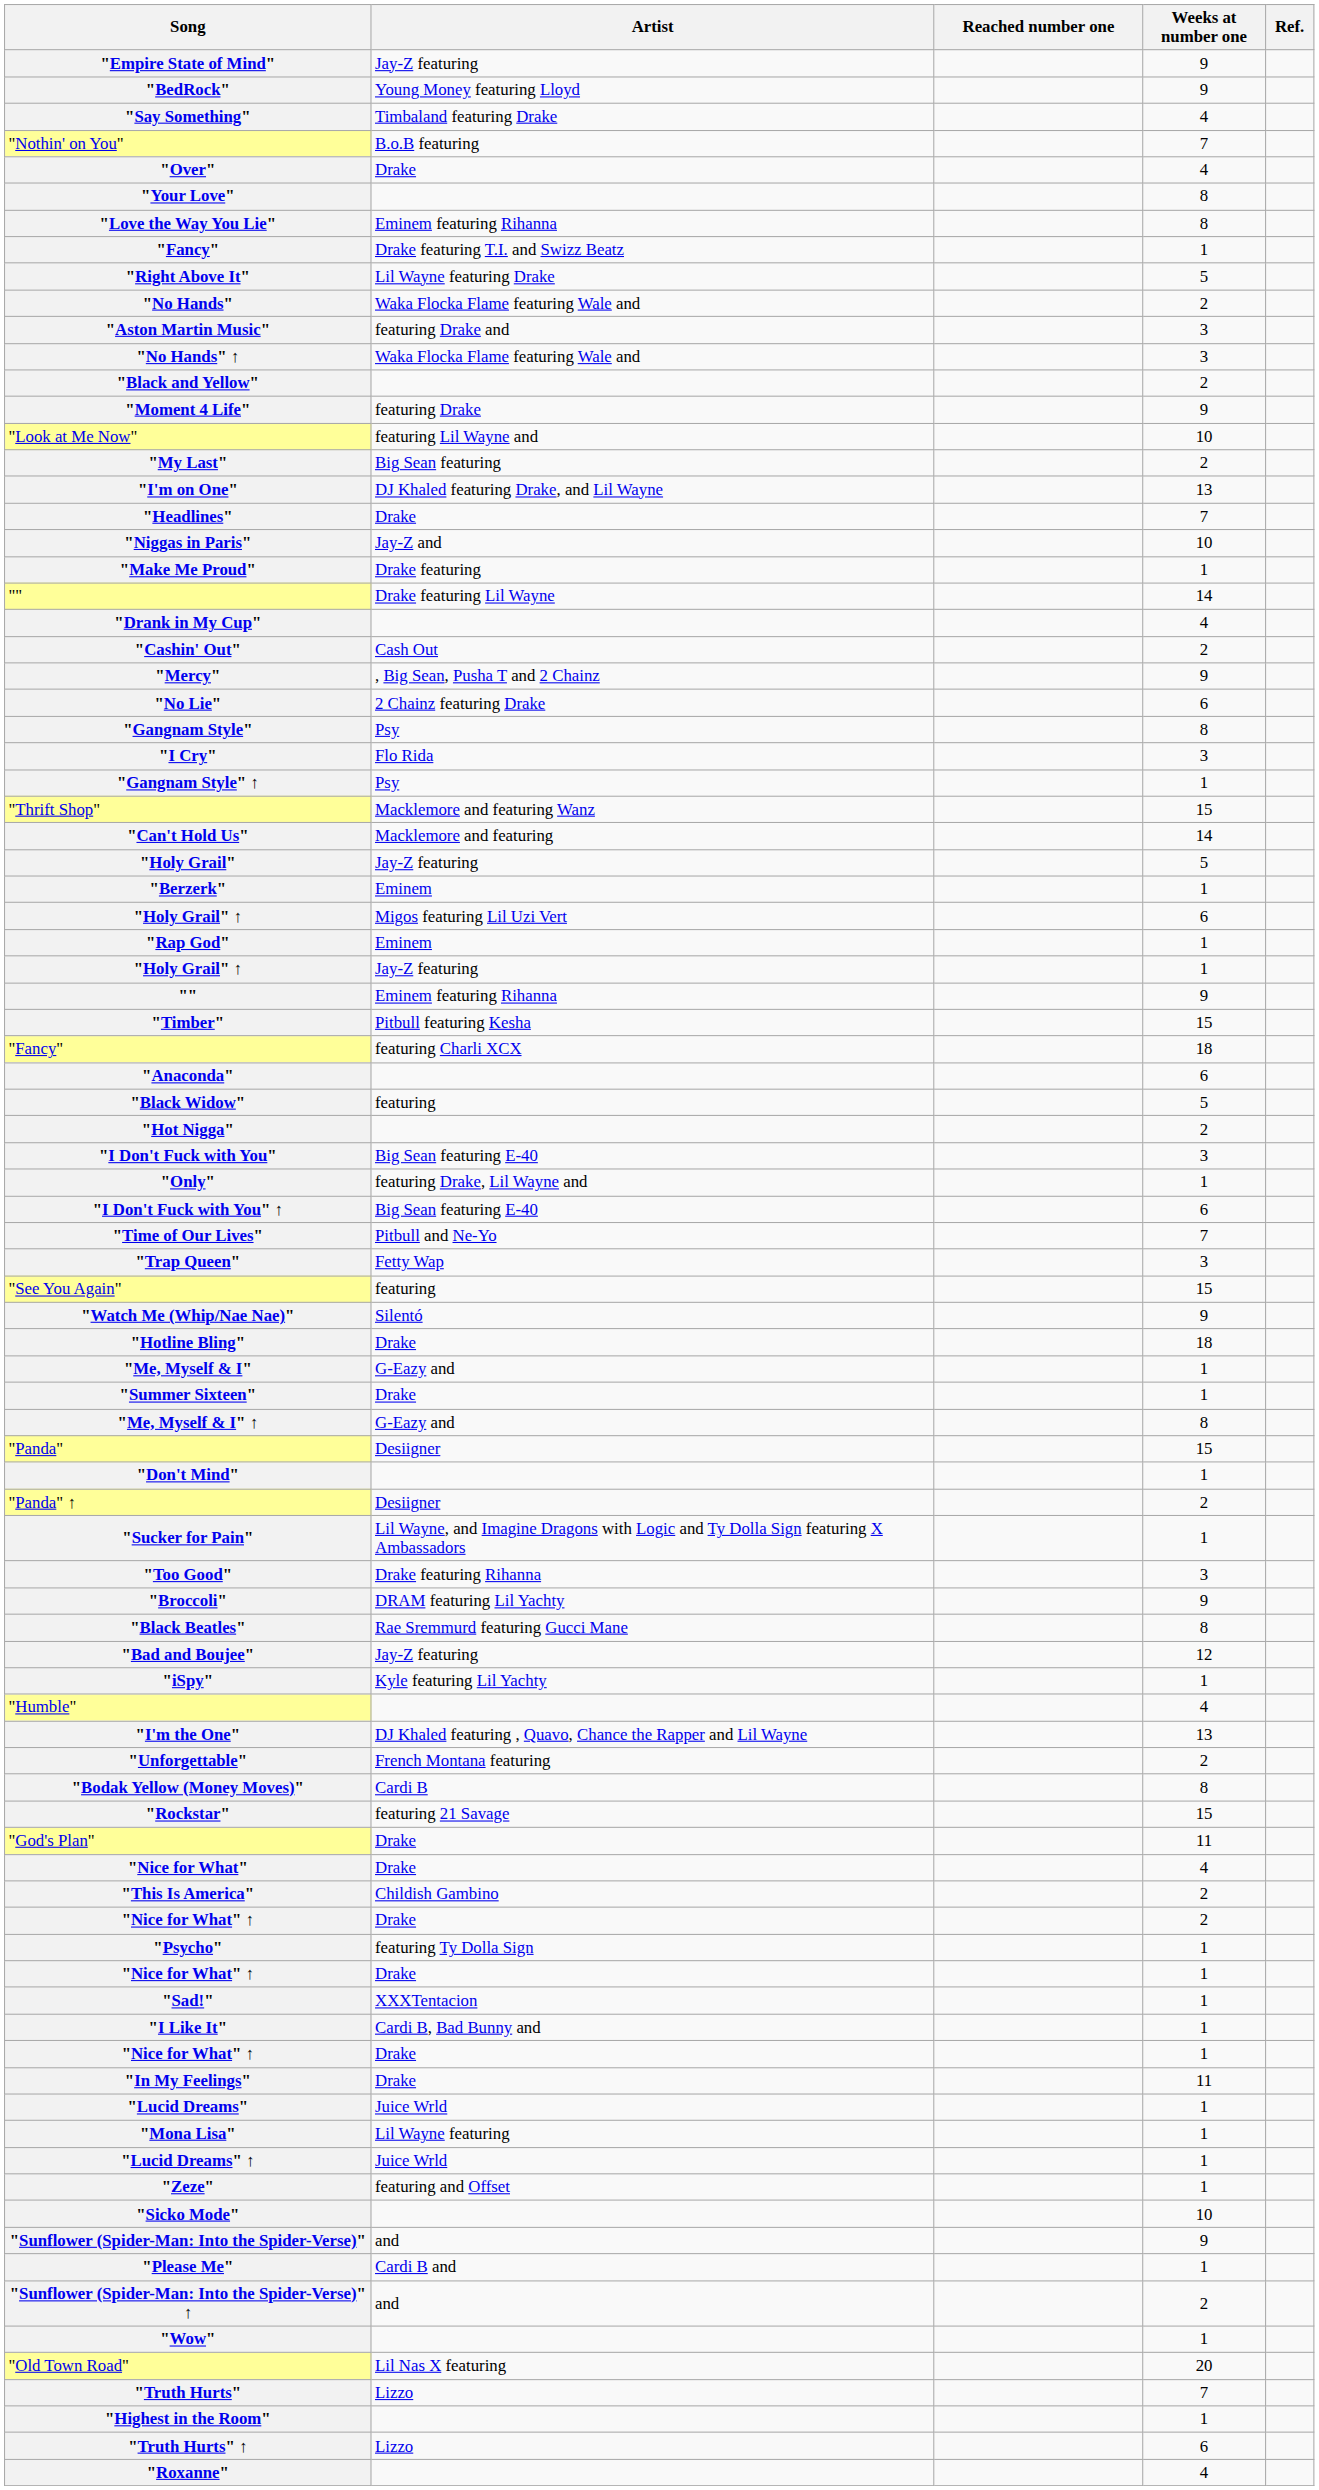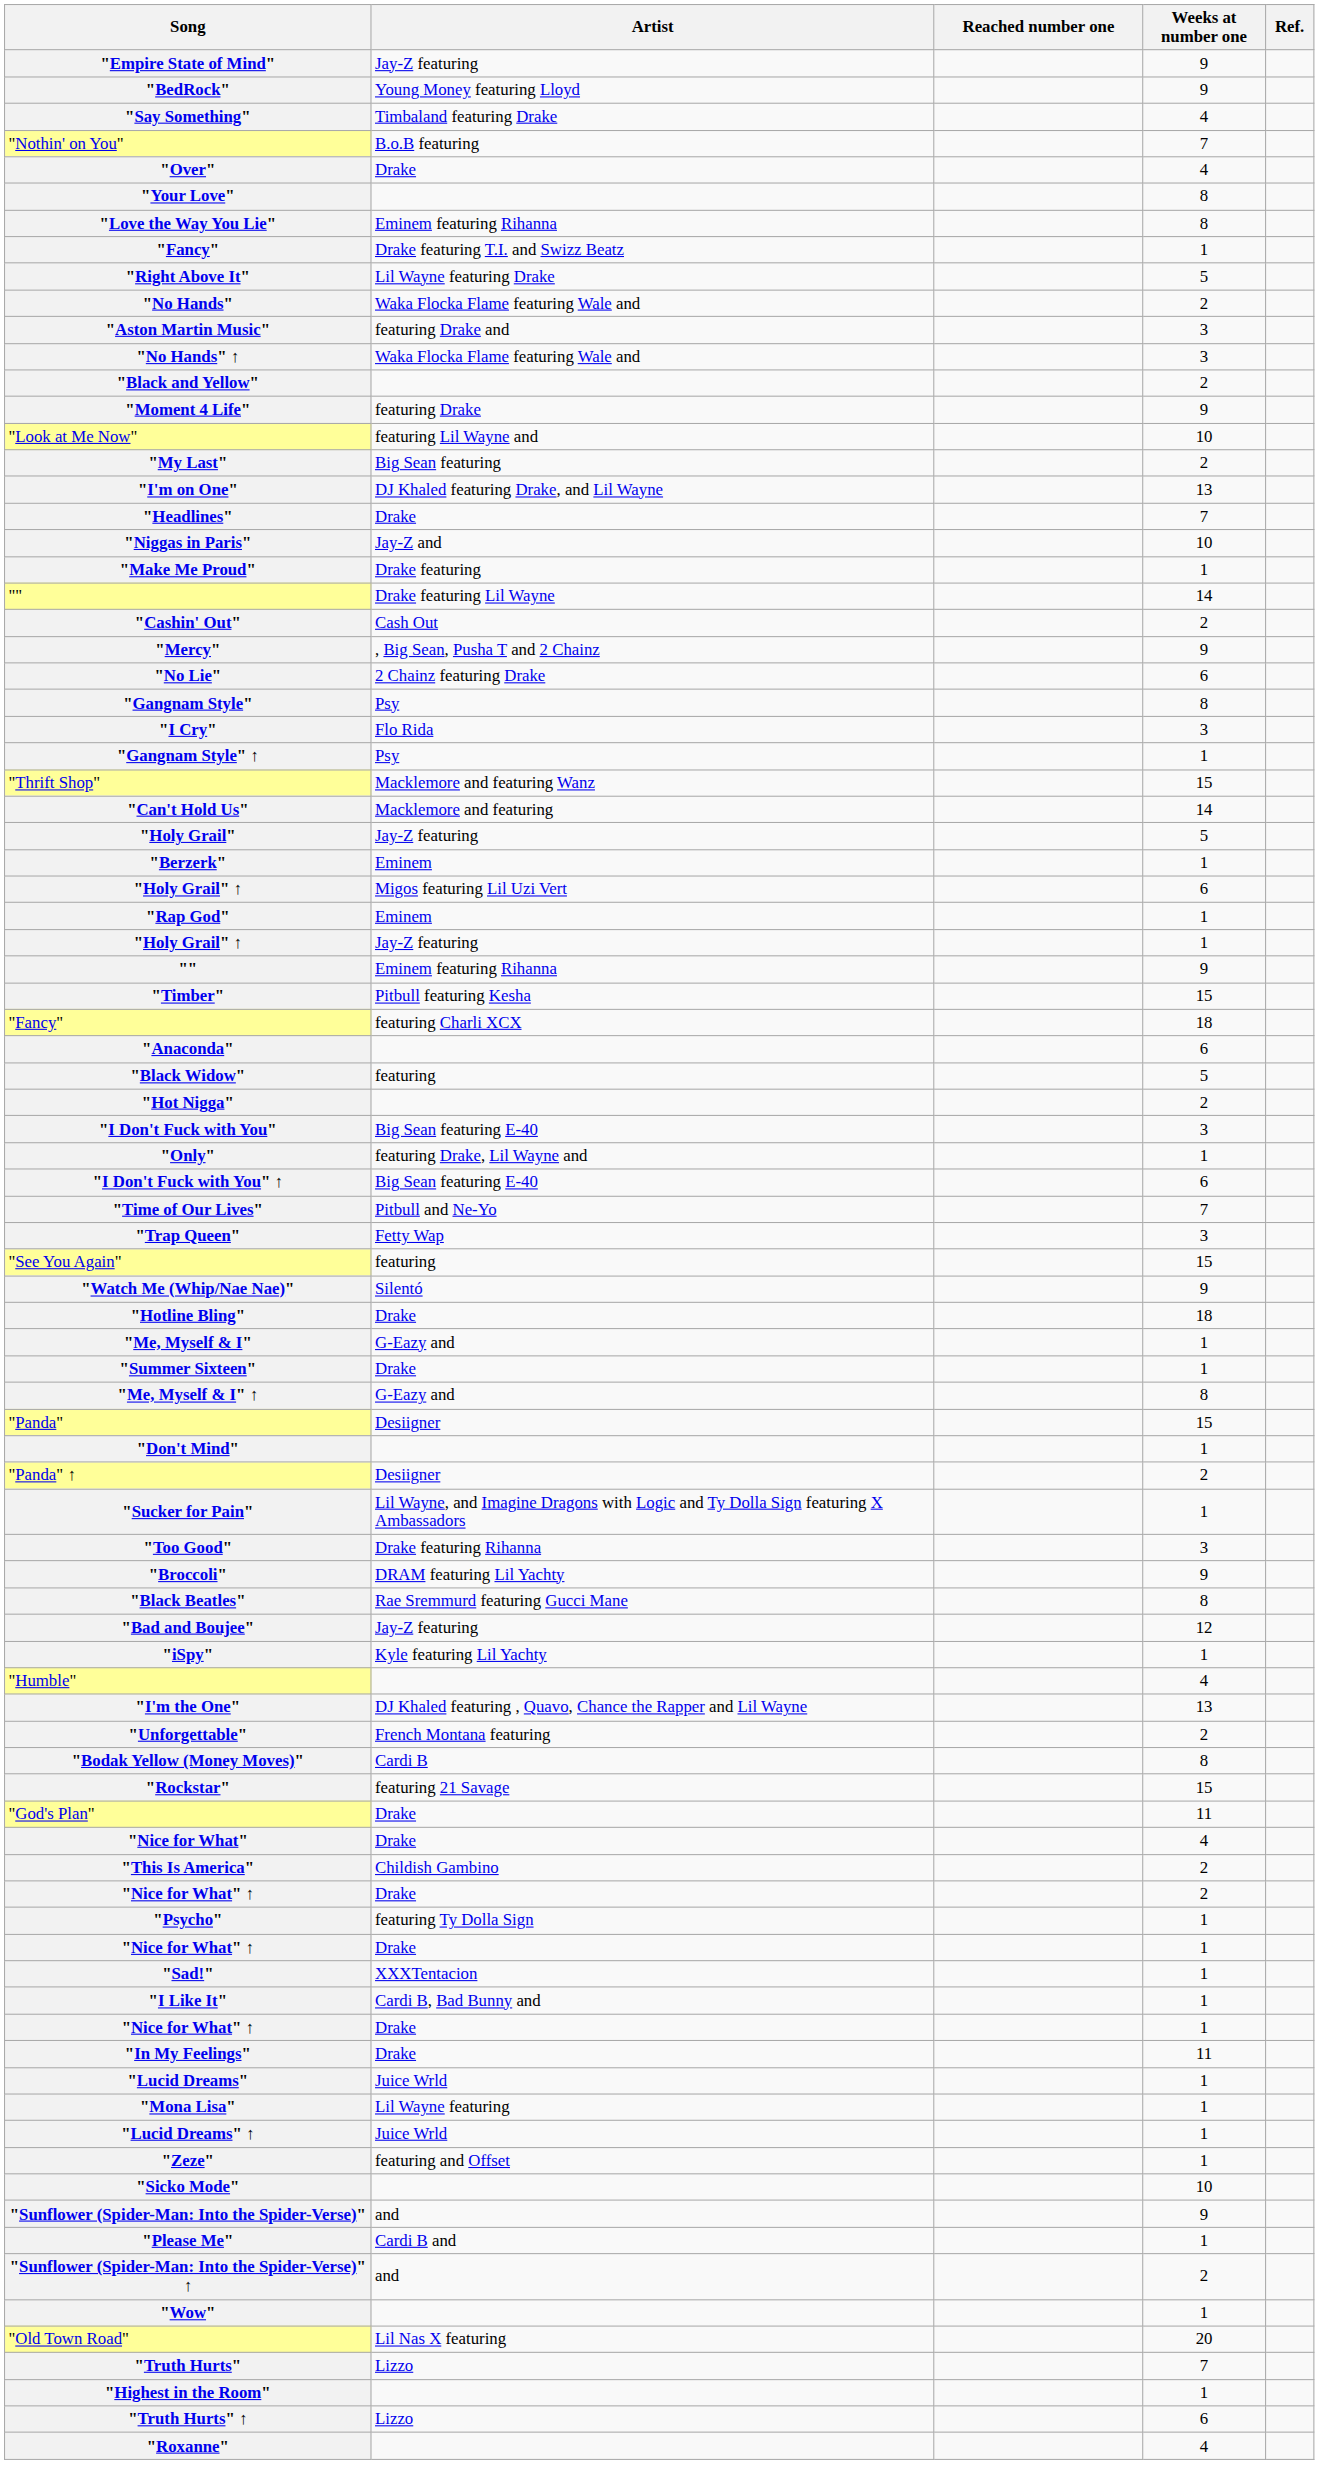- row: (188, 622)
